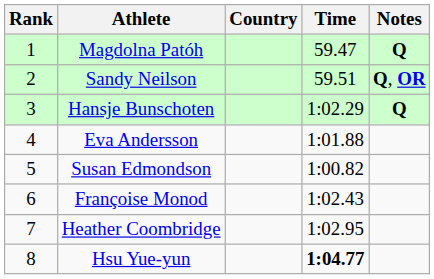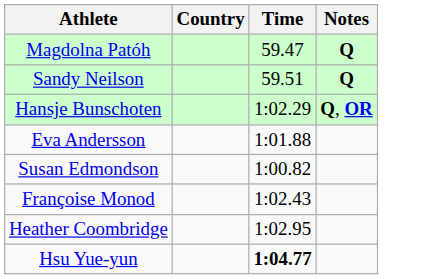- column: (31, 19)
(399, 79) Q, OR -> (347, 79) Q
(399, 109) Q -> (347, 109) Q, OR
